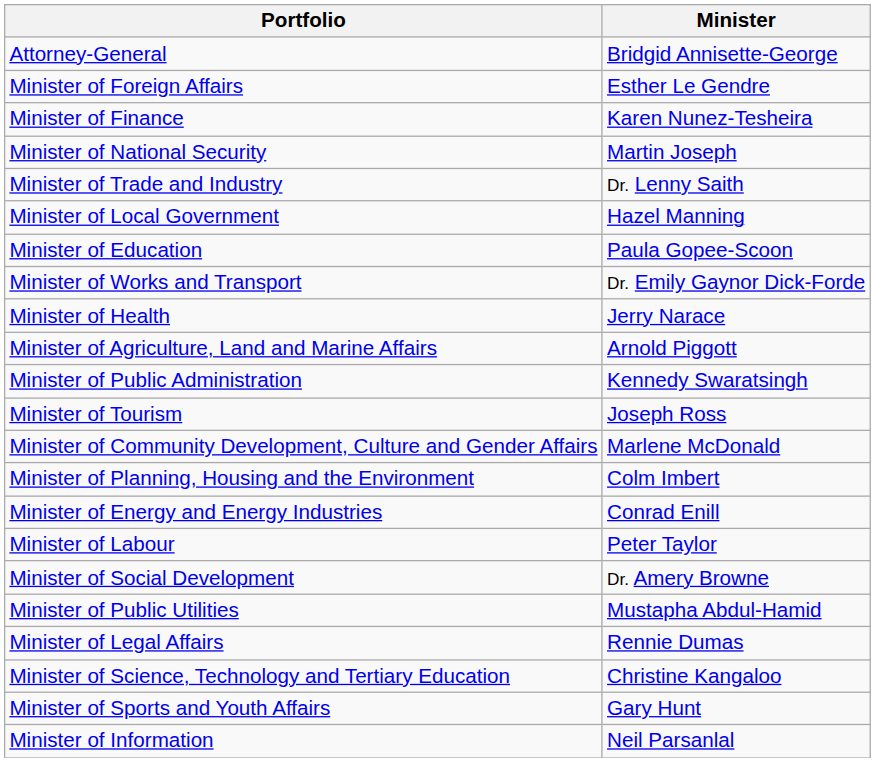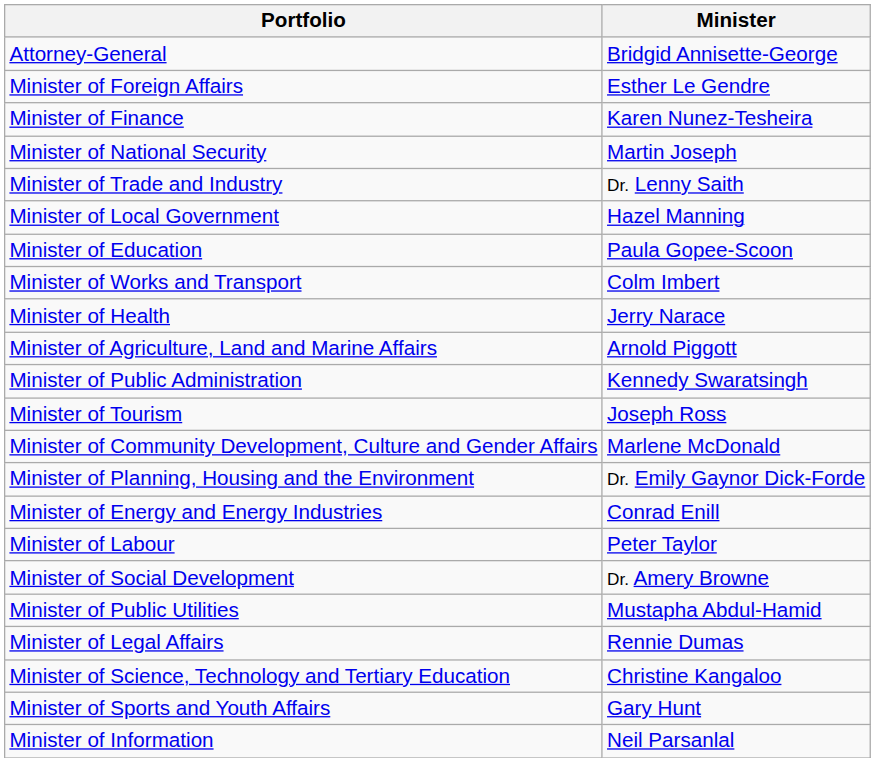(736, 282) Dr. Emily Gaynor Dick-Forde -> (663, 282) Colm Imbert
(663, 479) Colm Imbert -> (736, 479) Dr. Emily Gaynor Dick-Forde
